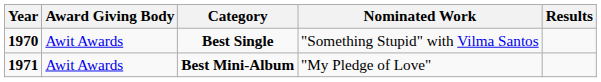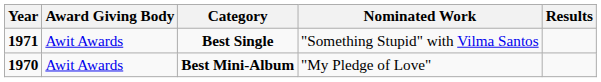(23, 40) 1970 -> (23, 40) 1971
(23, 64) 1971 -> (23, 64) 1970
